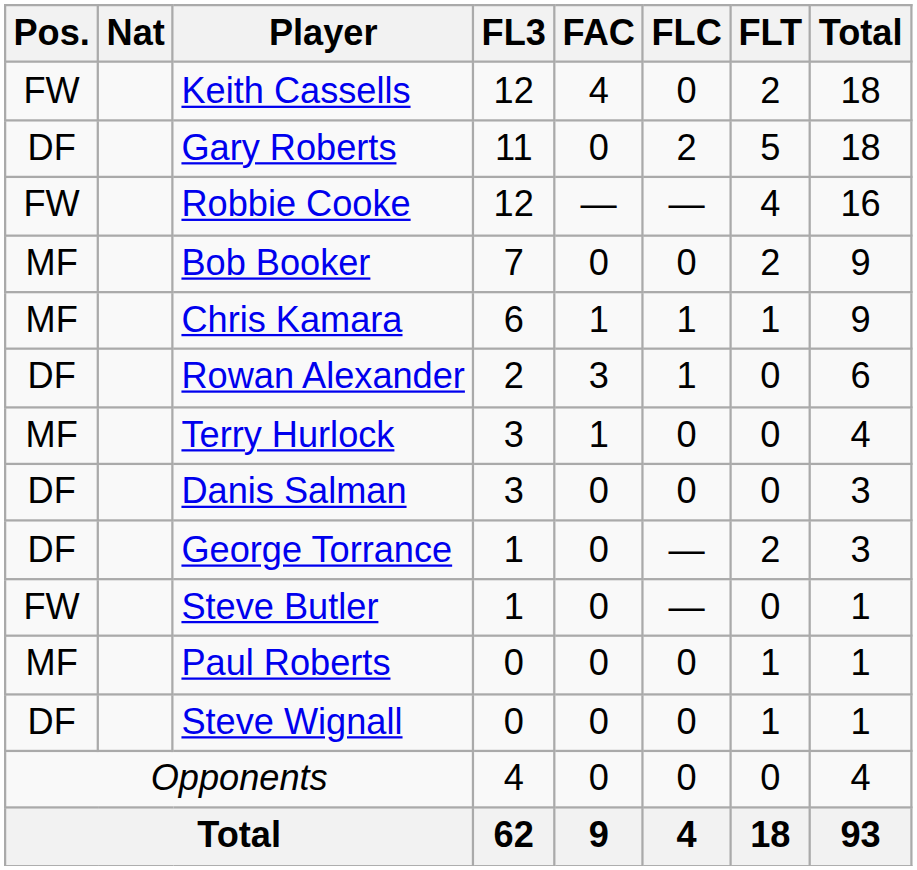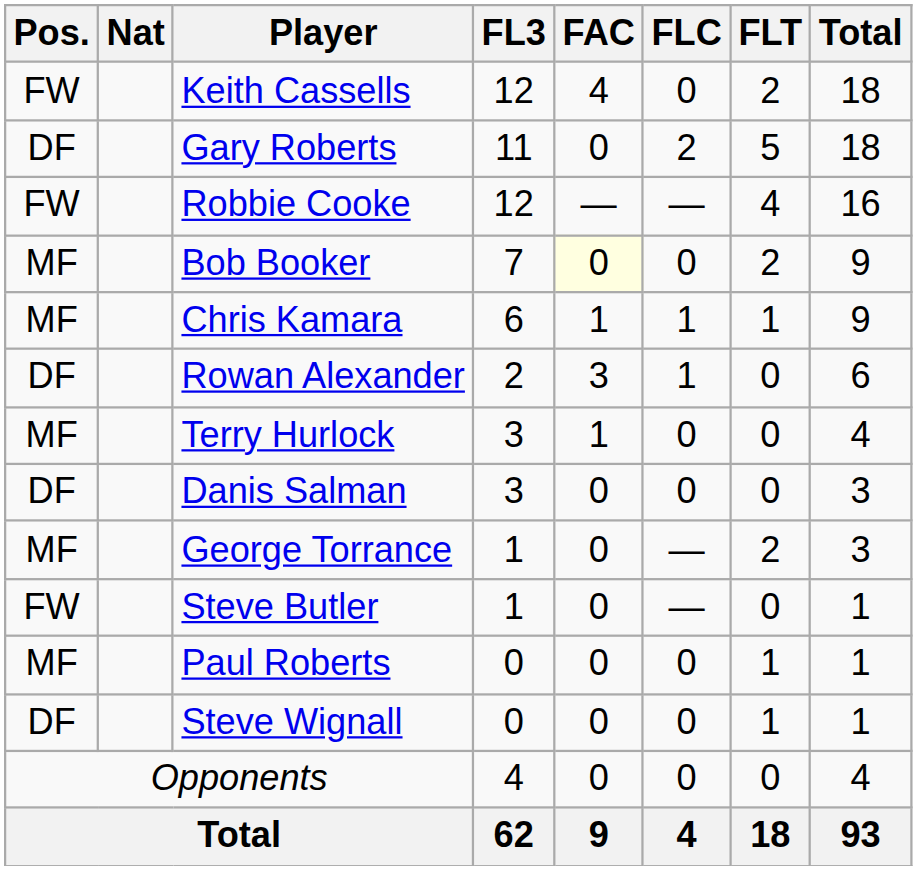(599, 262) no background -> (599, 262) lightyellow background
(52, 549) DF -> (52, 549) MF
